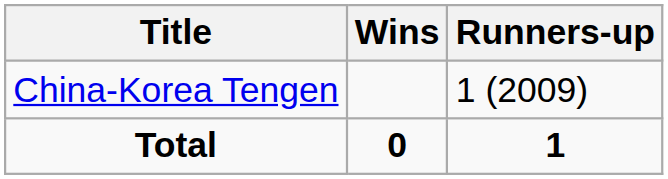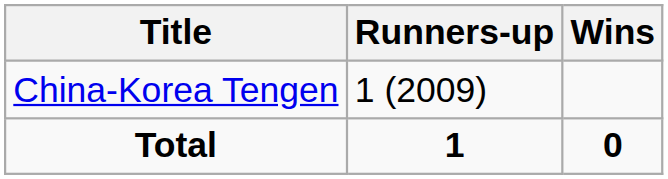columns swapped: (397, 32) <-> (555, 32)
